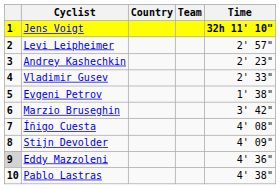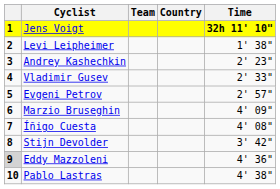columns swapped: (152, 13) <-> (190, 13)
(255, 45) 2' 57" -> (255, 45) 1' 38"
(255, 94) 1' 38" -> (255, 94) 2' 57"
(255, 110) 3' 42" -> (255, 110) 4' 09"
(255, 143) 4' 09" -> (255, 143) 3' 42"
